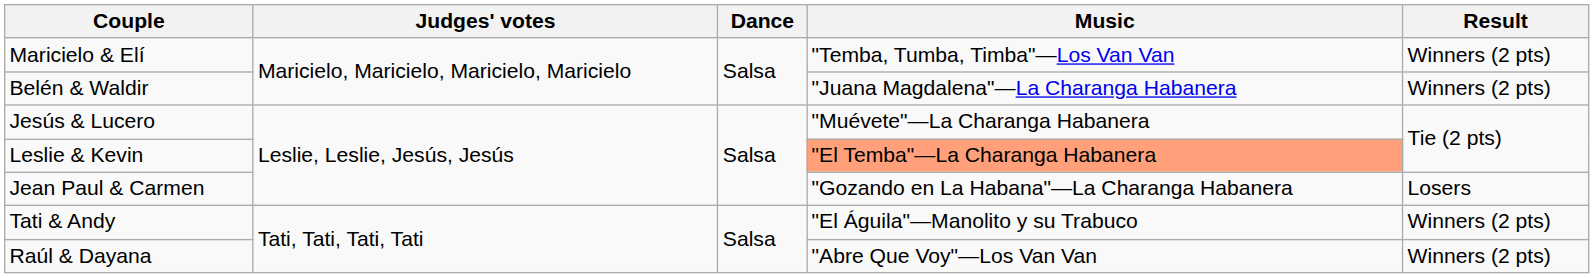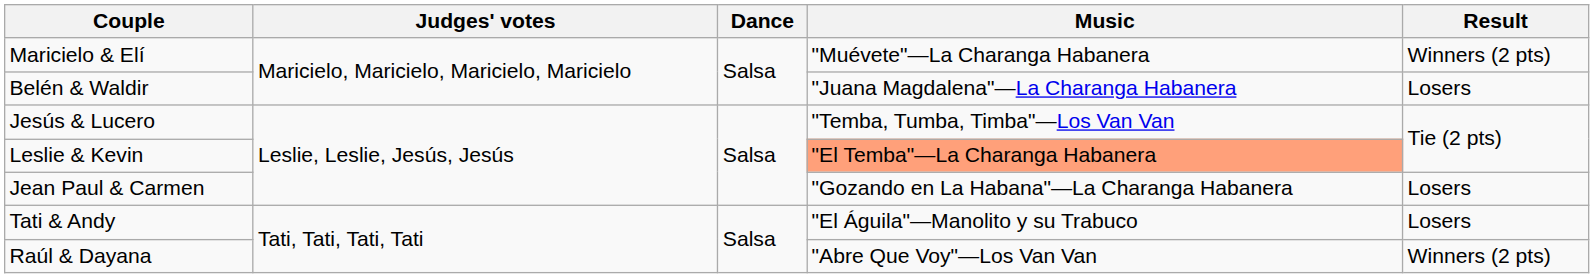(993, 54) "Temba, Tumba, Timba"—Los Van Van -> (981, 54) "Muévete"—La Charanga Habanera
(1479, 88) Winners (2 pts) -> (1439, 88) Losers
(981, 121) "Muévete"—La Charanga Habanera -> (993, 121) "Temba, Tumba, Timba"—Los Van Van
(1479, 222) Winners (2 pts) -> (1439, 222) Losers
